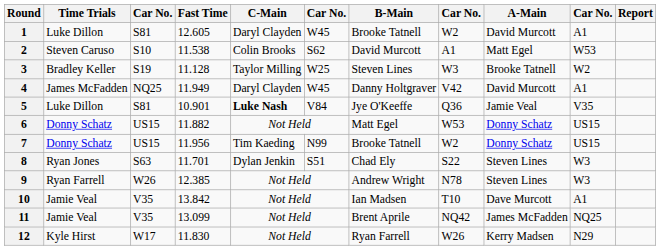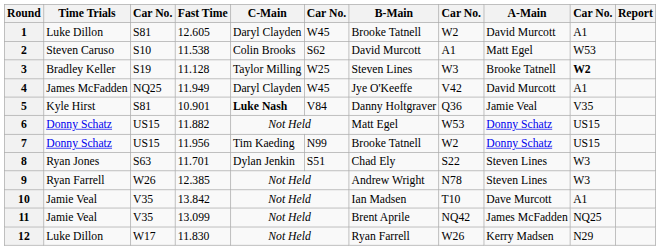(582, 69) normal -> (582, 69) bold
(394, 87) Danny Holtgraver -> (382, 87) Jye O'Keeffe
(75, 106) Luke Dillon -> (71, 106) Kyle Hirst
(382, 106) Jye O'Keeffe -> (394, 106) Danny Holtgraver
(71, 236) Kyle Hirst -> (75, 236) Luke Dillon
